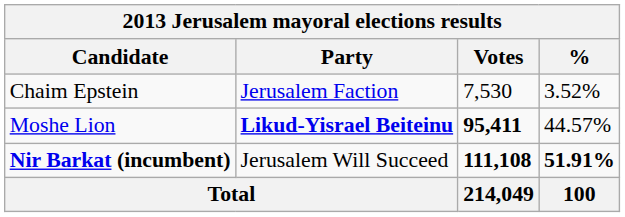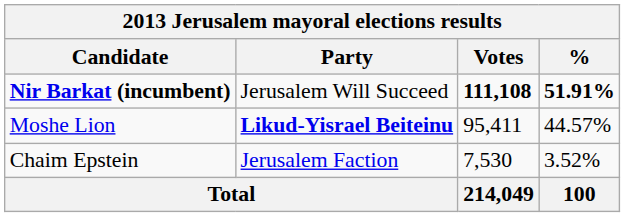rows swapped: (120, 159) <-> (74, 90)
(492, 125) bold -> (493, 125) normal
